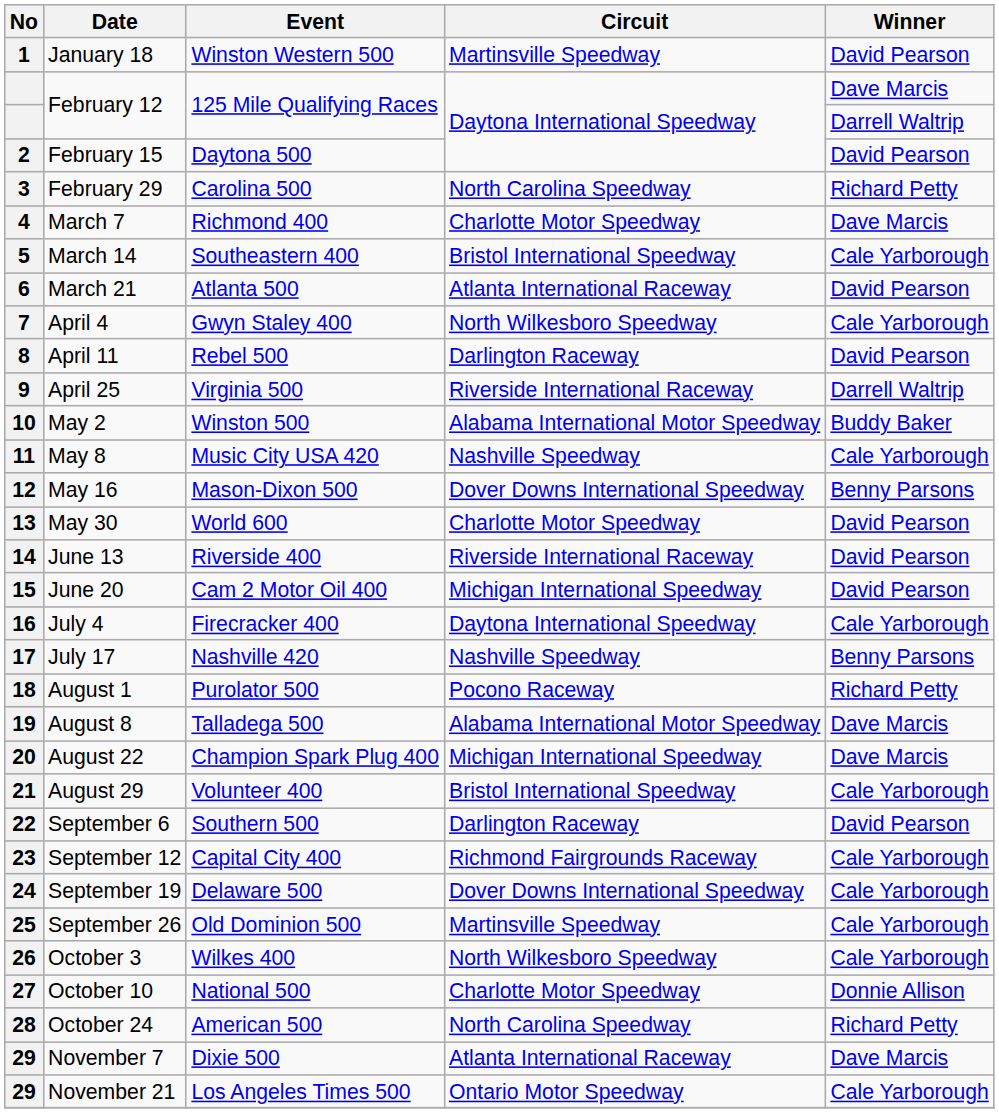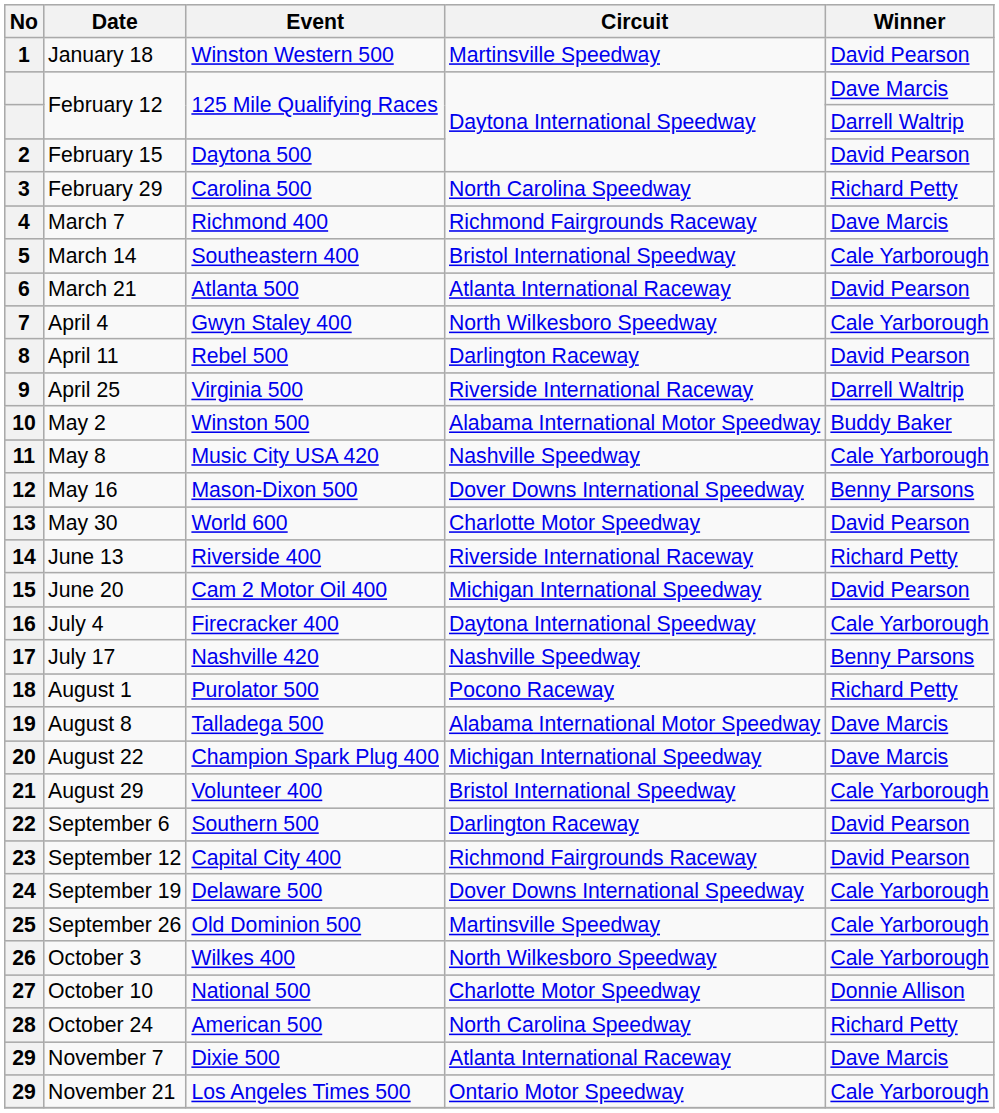(575, 222) Charlotte Motor Speedway -> (603, 222) Richmond Fairgrounds Raceway
(900, 556) David Pearson -> (894, 556) Richard Petty
(910, 857) Cale Yarborough -> (900, 857) David Pearson
